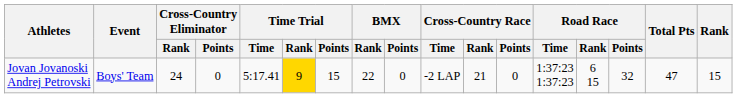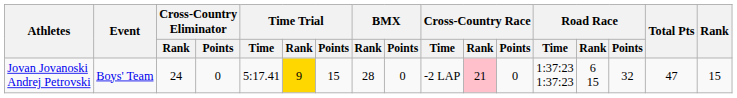(368, 75) 22 -> (368, 75) 28
(480, 75) no background -> (480, 75) pink background
